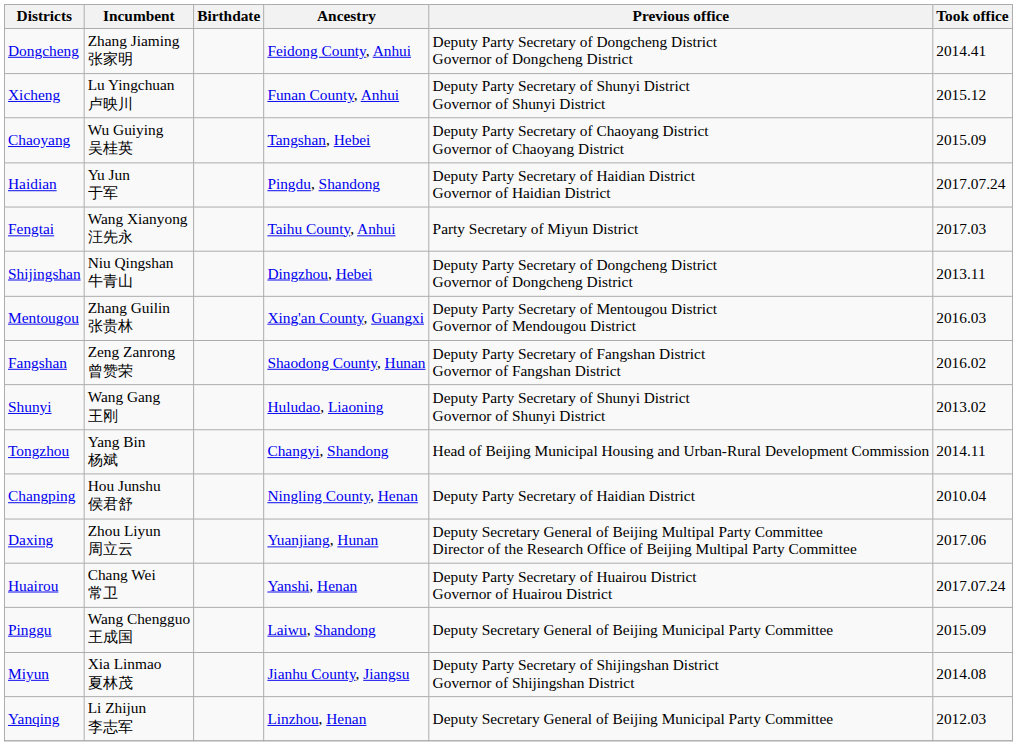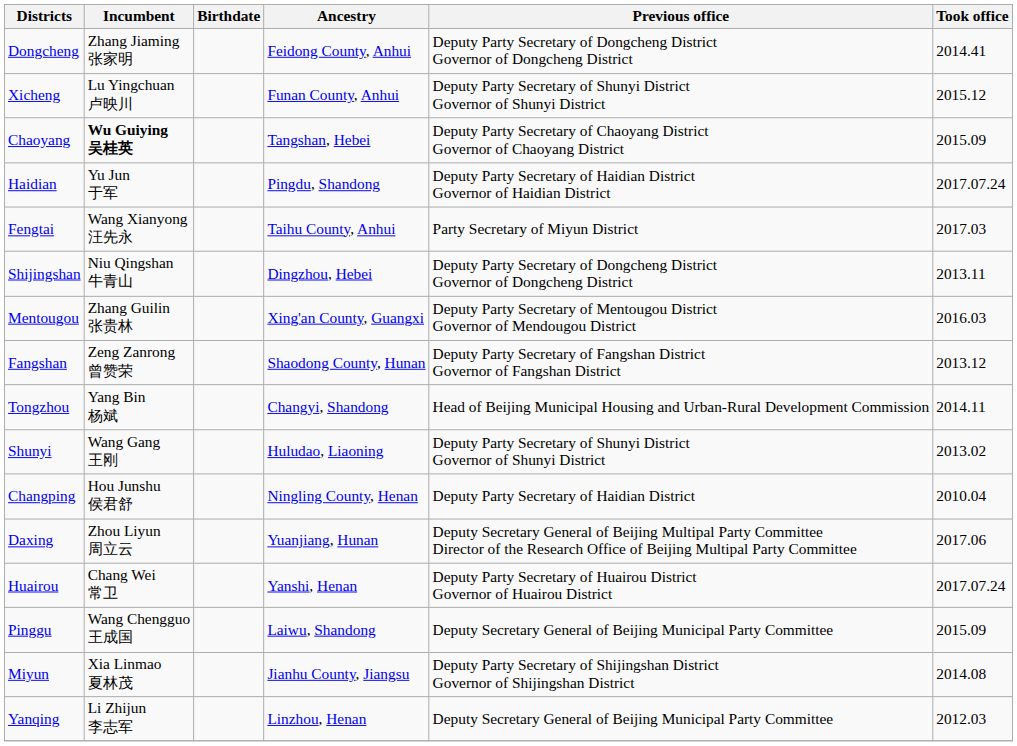(126, 139) normal -> (128, 139) bold
(961, 362) 2016.02 -> (961, 362) 2013.12
rows swapped: (39, 451) <-> (30, 407)
